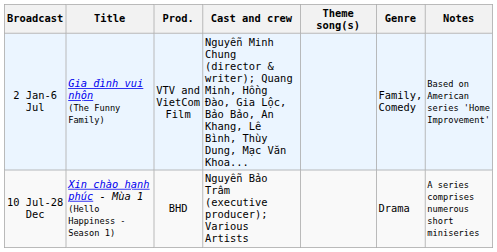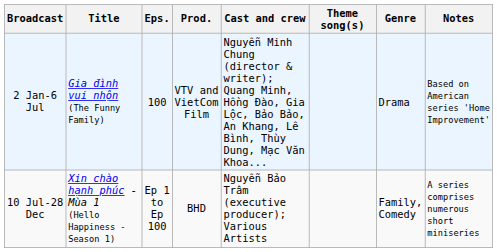+ column: (157, 19)
(400, 102) Family, Comedy -> (394, 102) Drama
(394, 209) Drama -> (400, 209) Family, Comedy
